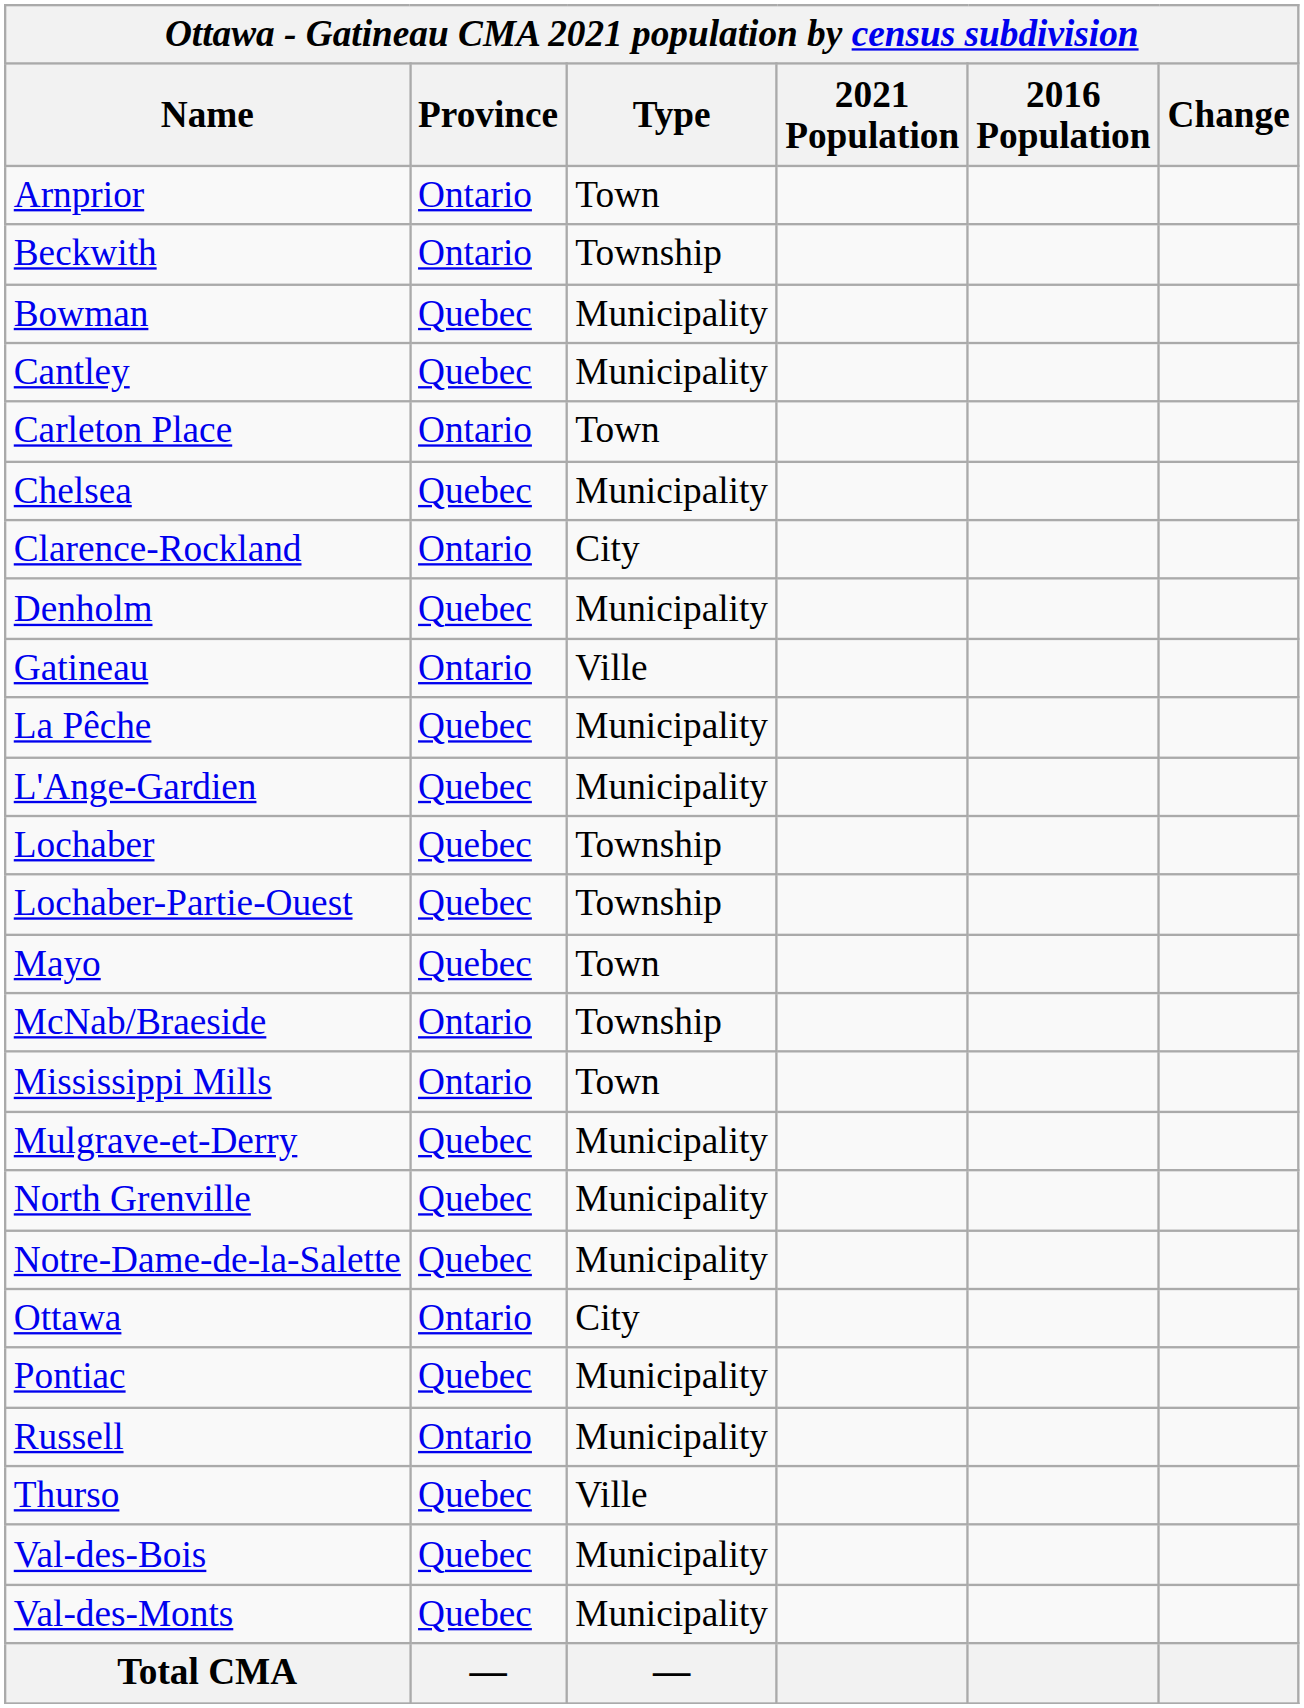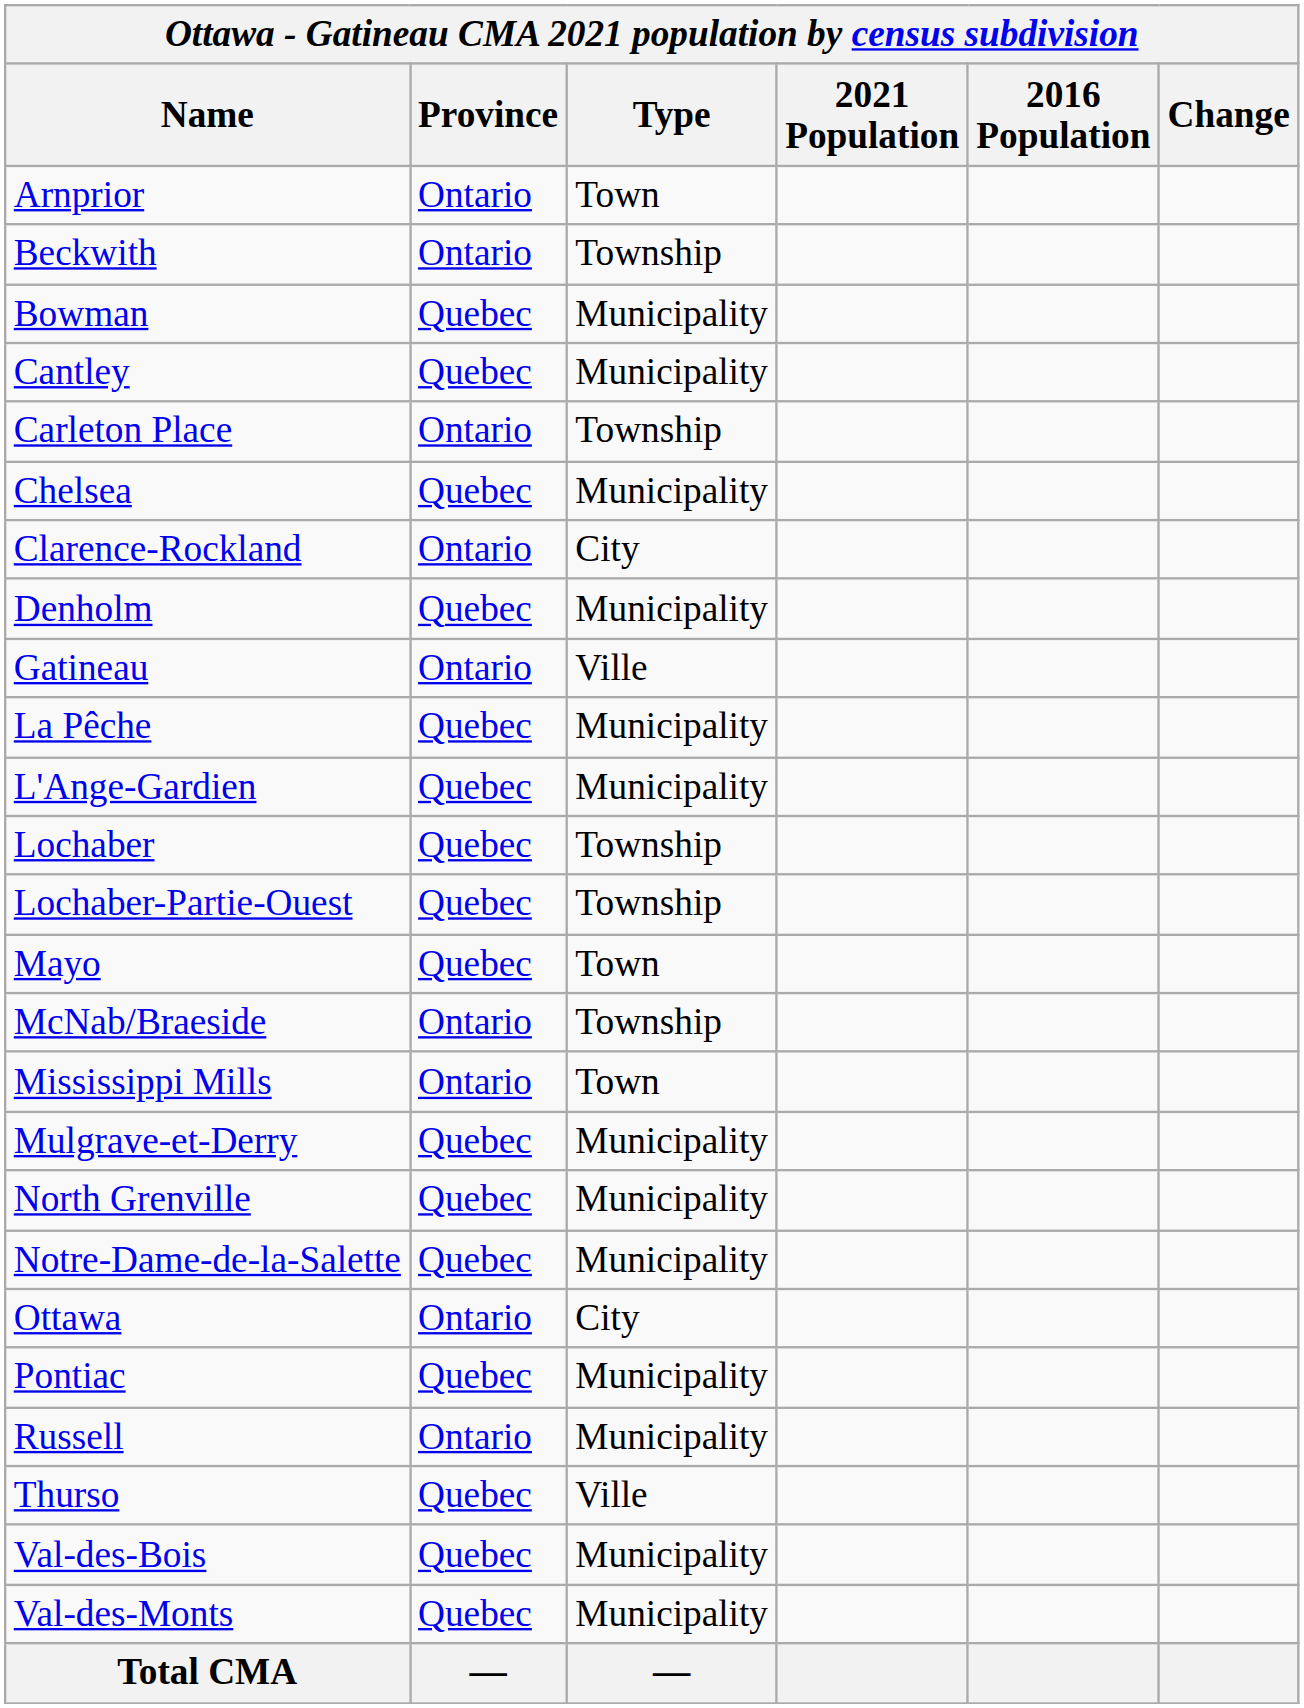(618, 430) Town -> (649, 430) Township
